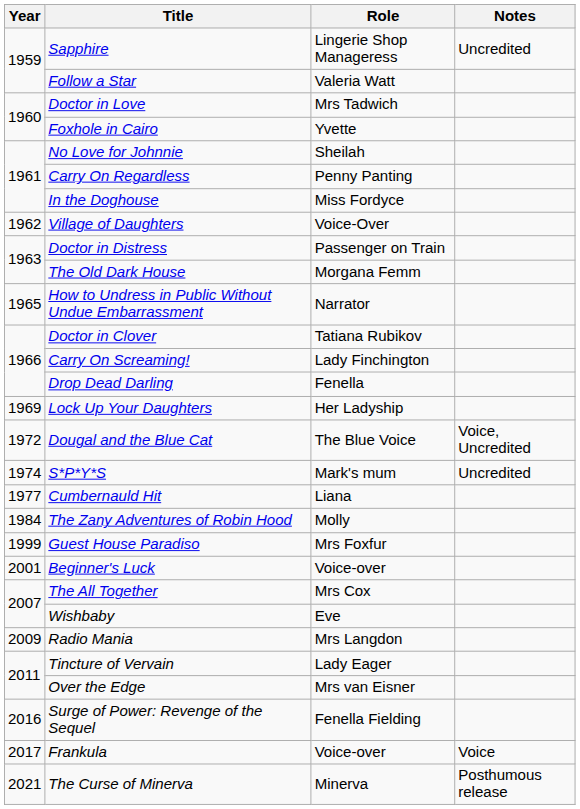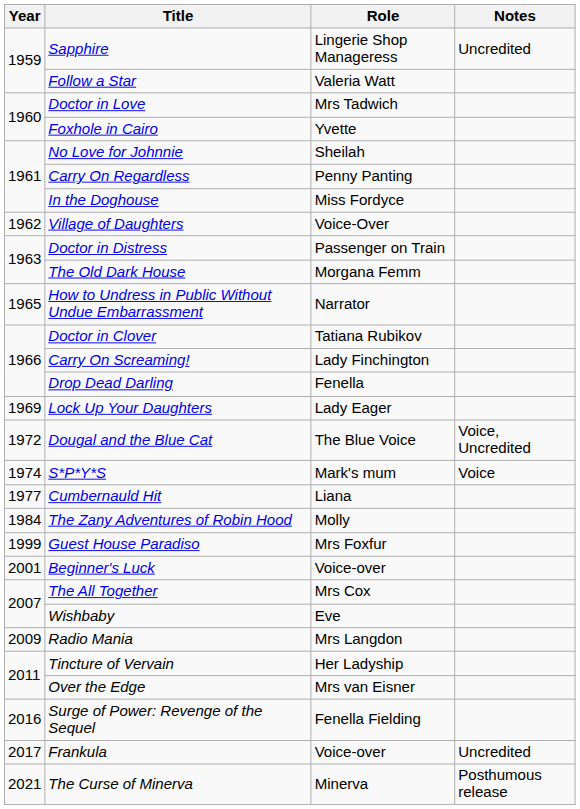(359, 408) Her Ladyship -> (353, 408) Lady Eager
(495, 472) Uncredited -> (477, 472) Voice
(353, 663) Lady Eager -> (359, 663) Her Ladyship
(477, 751) Voice -> (495, 751) Uncredited
